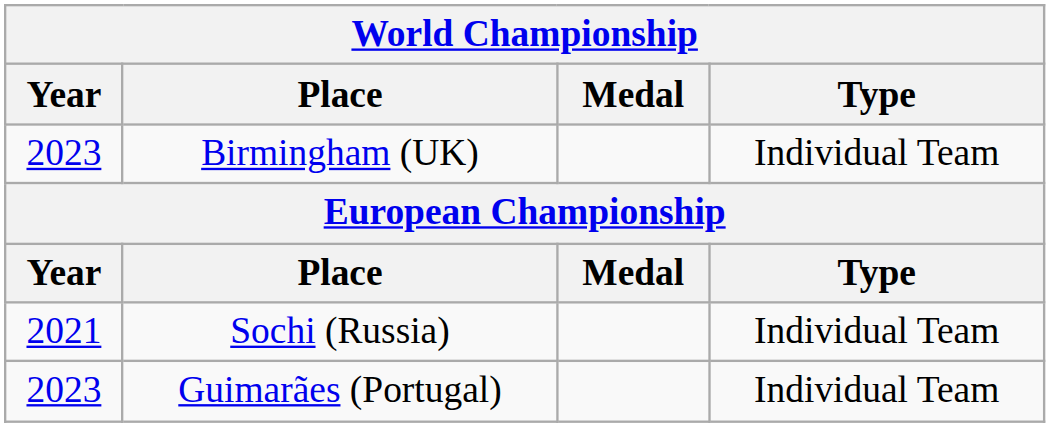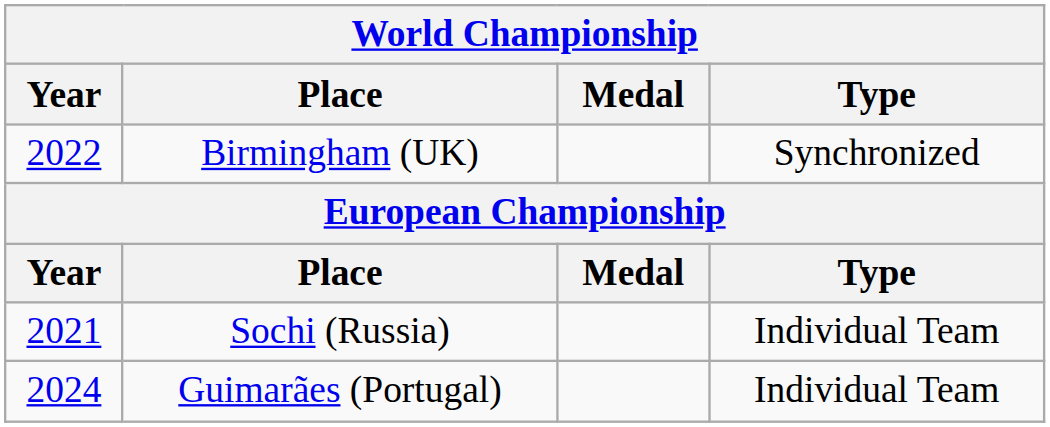(64, 152) 2023 -> (64, 152) 2022
(877, 152) Individual Team -> (877, 152) Synchronized
(64, 390) 2023 -> (64, 390) 2024
